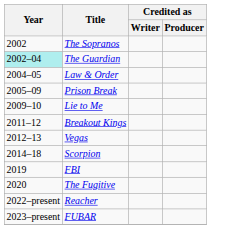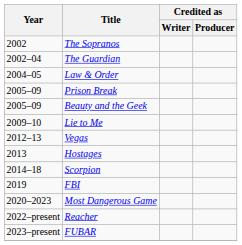(24, 59) paleturquoise background -> (24, 59) no background
+ row: (106, 106)
- row: (95, 122)
+ row: (83, 153)
+ row: (111, 201)
- row: (90, 185)
